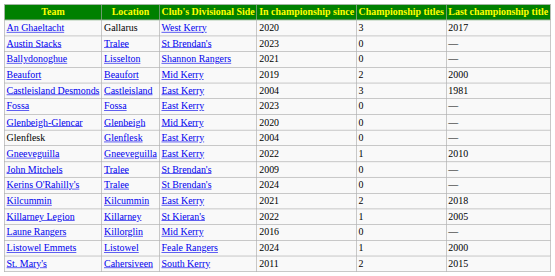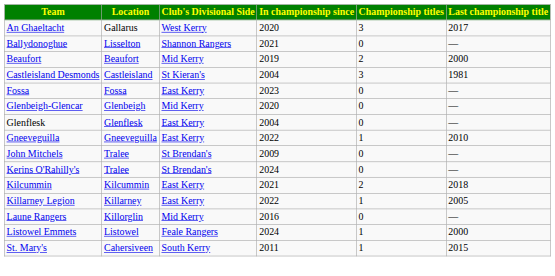- row: (34, 43)
(183, 91) East Kerry -> (183, 75) St Kieran's
(183, 216) St Kieran's -> (183, 201) East Kerry
(361, 264) 2 -> (361, 248) 1
